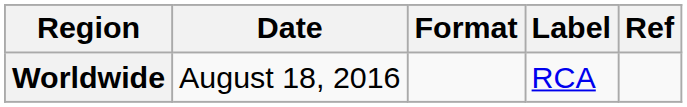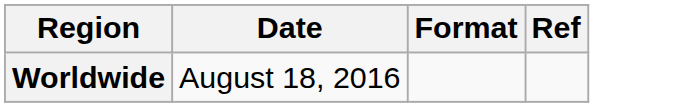- column: (571, 28)
